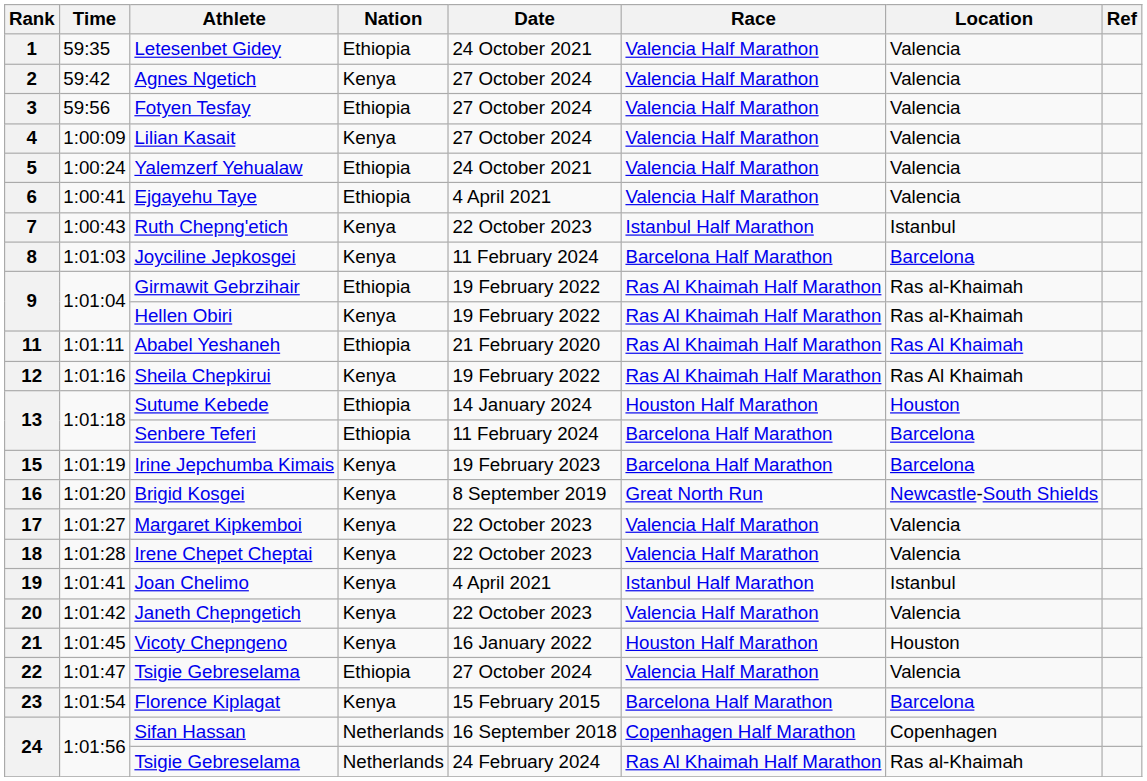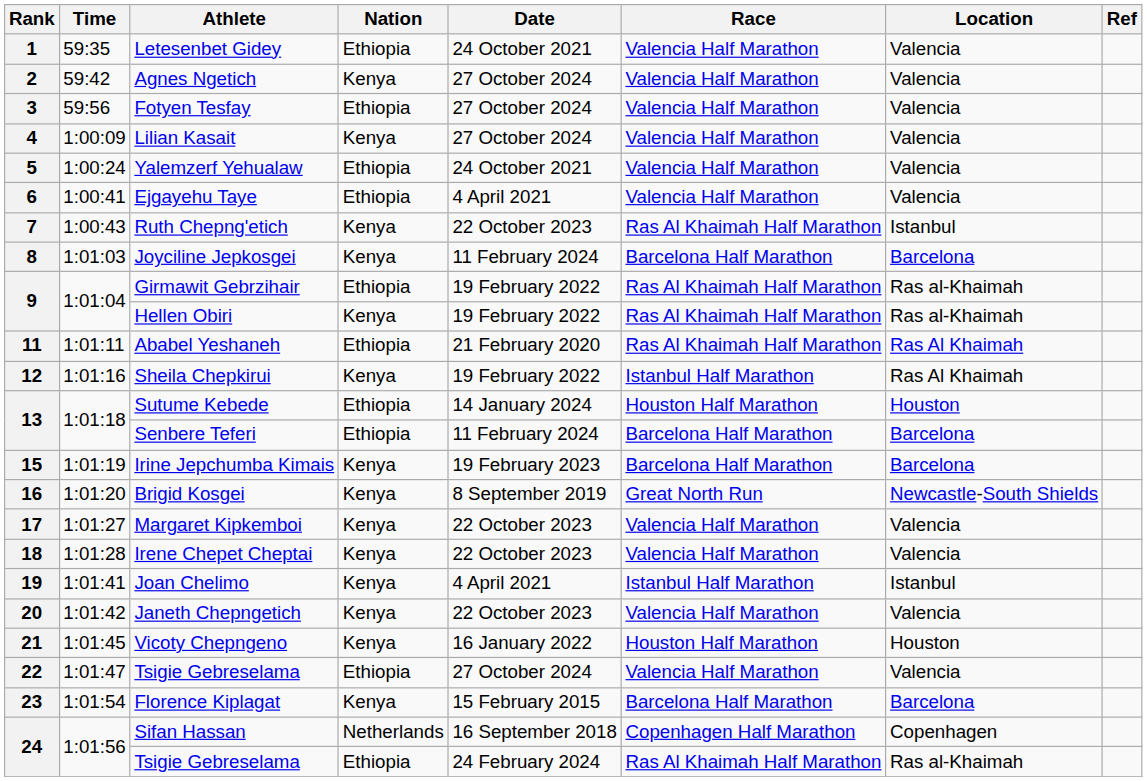(720, 227) Istanbul Half Marathon -> (753, 227) Ras Al Khaimah Half Marathon
(753, 375) Ras Al Khaimah Half Marathon -> (720, 375) Istanbul Half Marathon
(393, 761) Netherlands -> (377, 761) Ethiopia
